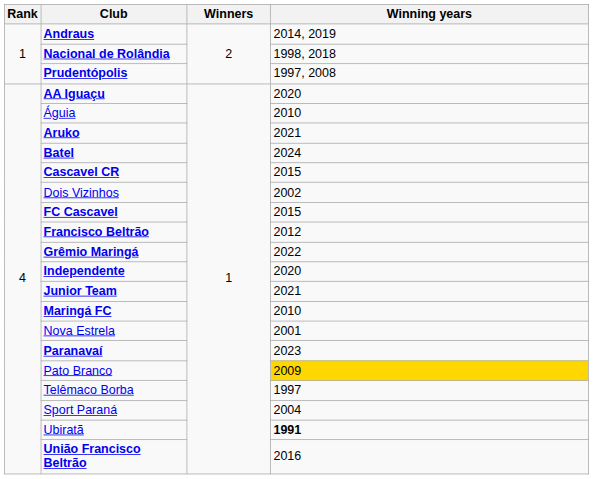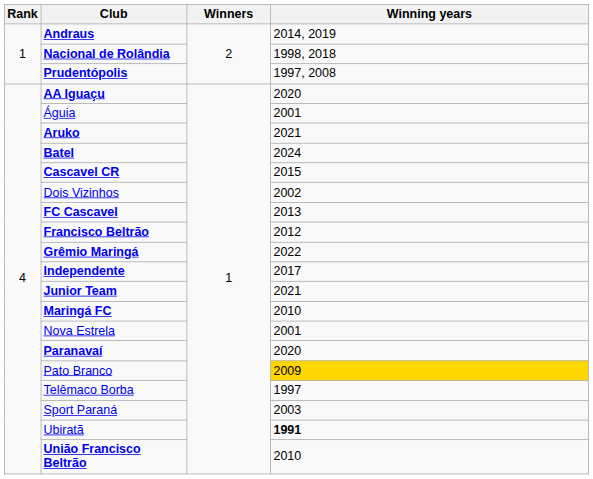(287, 113) 2010 -> (287, 113) 2001
(287, 212) 2015 -> (287, 212) 2013
(287, 271) 2020 -> (287, 271) 2017
(287, 350) 2023 -> (287, 350) 2020
(287, 410) 2004 -> (287, 410) 2003
(287, 456) 2016 -> (287, 456) 2010
